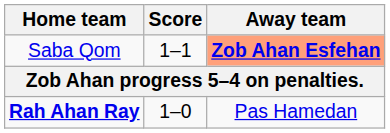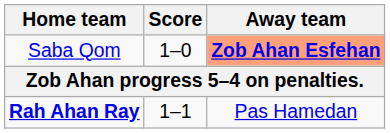(175, 50) 1–1 -> (175, 50) 1–0
(175, 111) 1–0 -> (175, 111) 1–1
